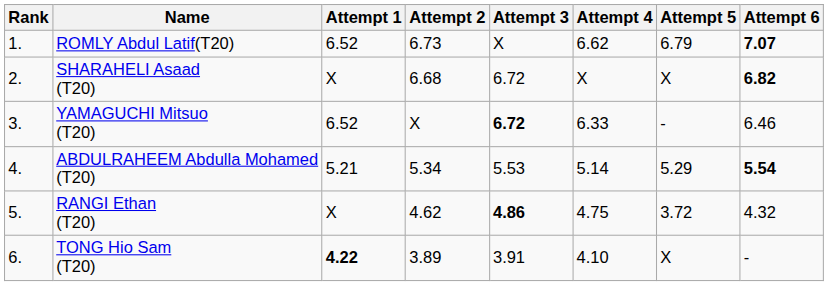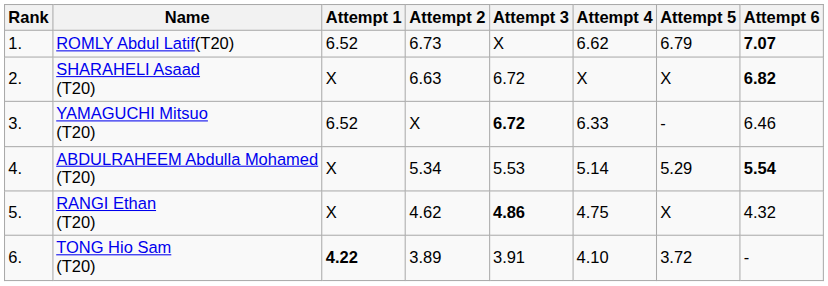(425, 79) 6.68 -> (425, 79) 6.63
(342, 168) 5.21 -> (331, 168) X
(676, 213) 3.72 -> (666, 213) X
(666, 257) X -> (676, 257) 3.72
